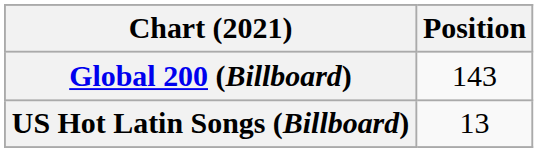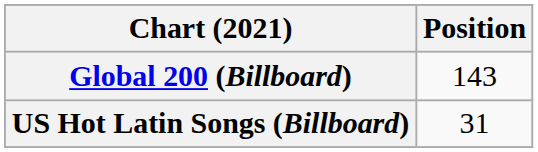(475, 123) 13 -> (475, 123) 31
